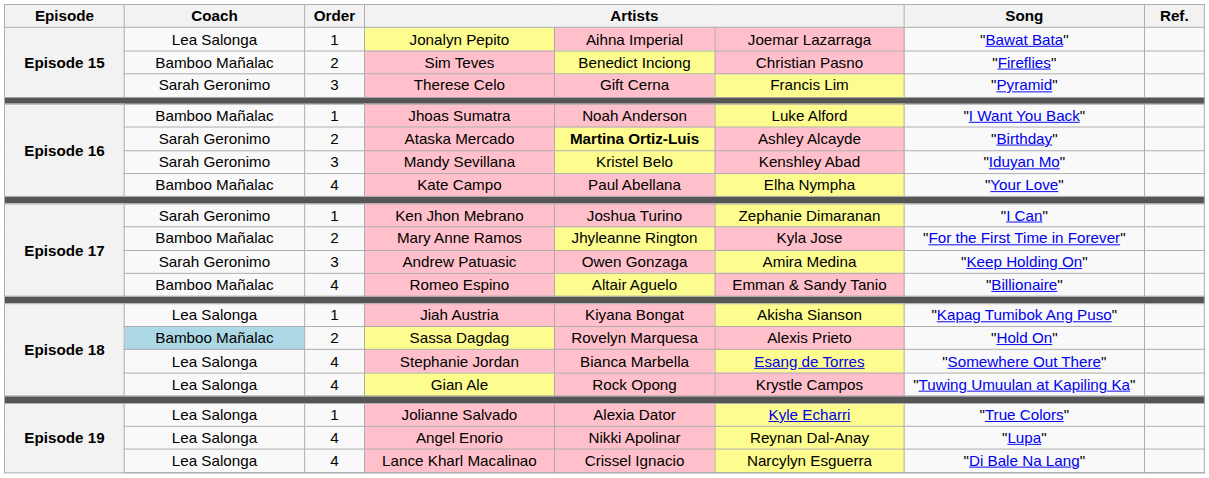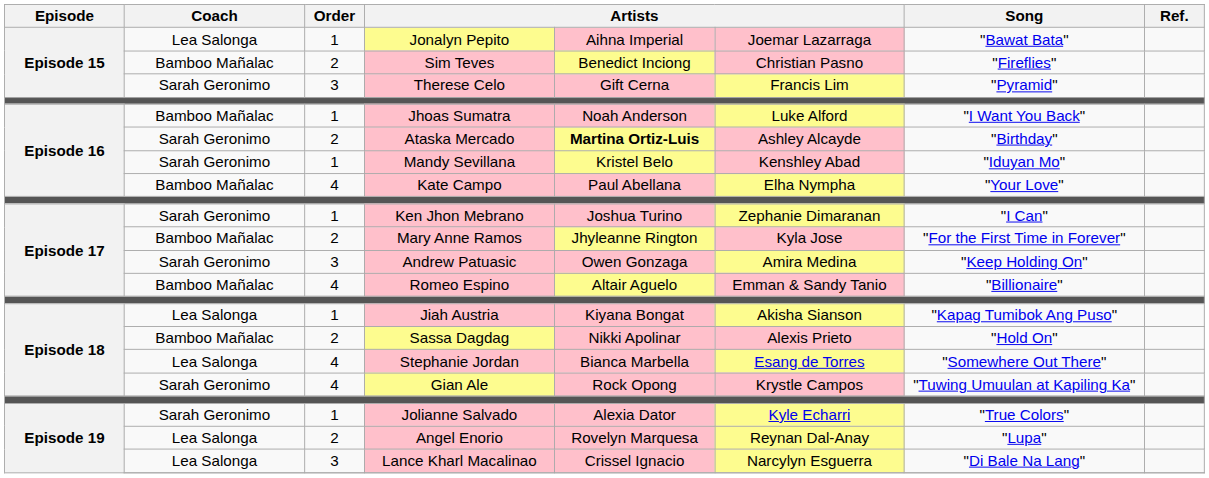(334, 162) 3 -> (334, 162) 1
(214, 338) lightblue background -> (214, 338) no background
(635, 338) Rovelyn Marquesa -> (635, 338) Nikki Apolinar
(214, 384) Lea Salonga -> (214, 384) Sarah Geronimo
(214, 415) Lea Salonga -> (214, 415) Sarah Geronimo
(334, 438) 4 -> (334, 438) 2
(635, 438) Nikki Apolinar -> (635, 438) Rovelyn Marquesa
(334, 461) 4 -> (334, 461) 3
